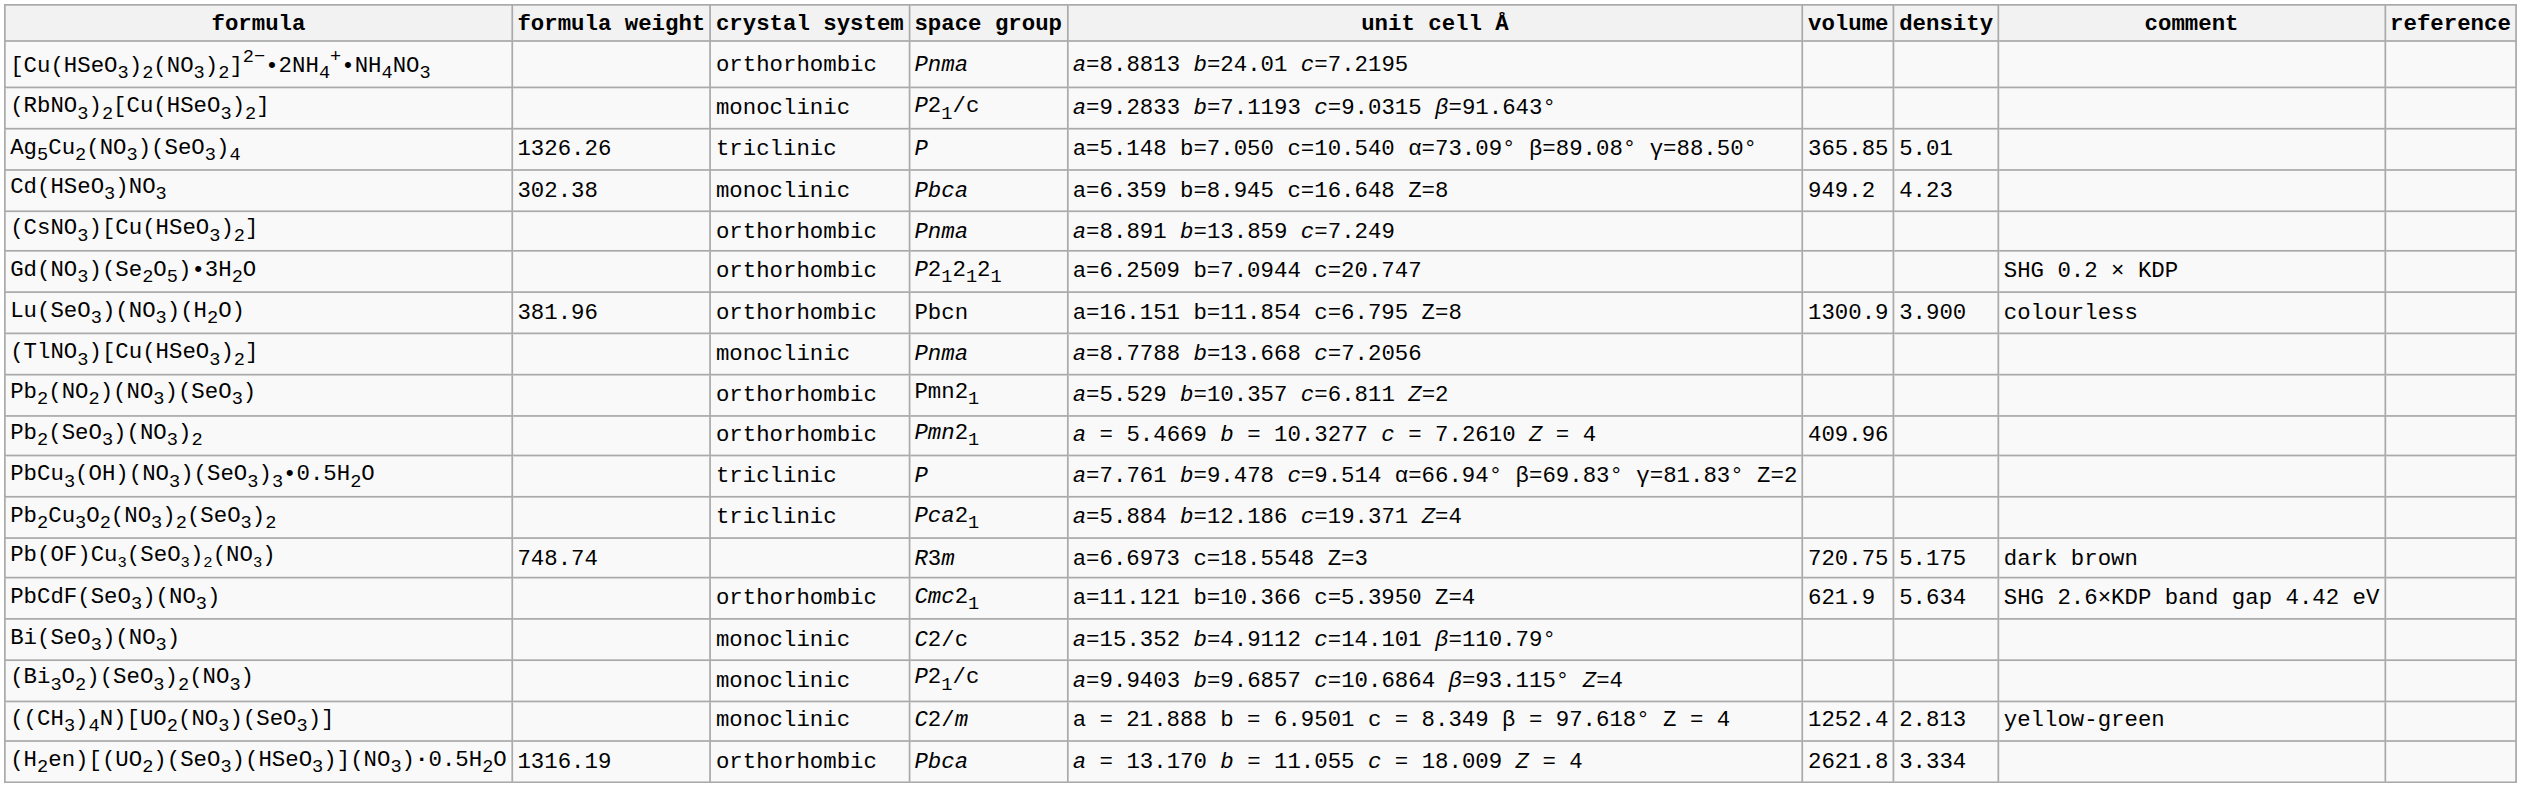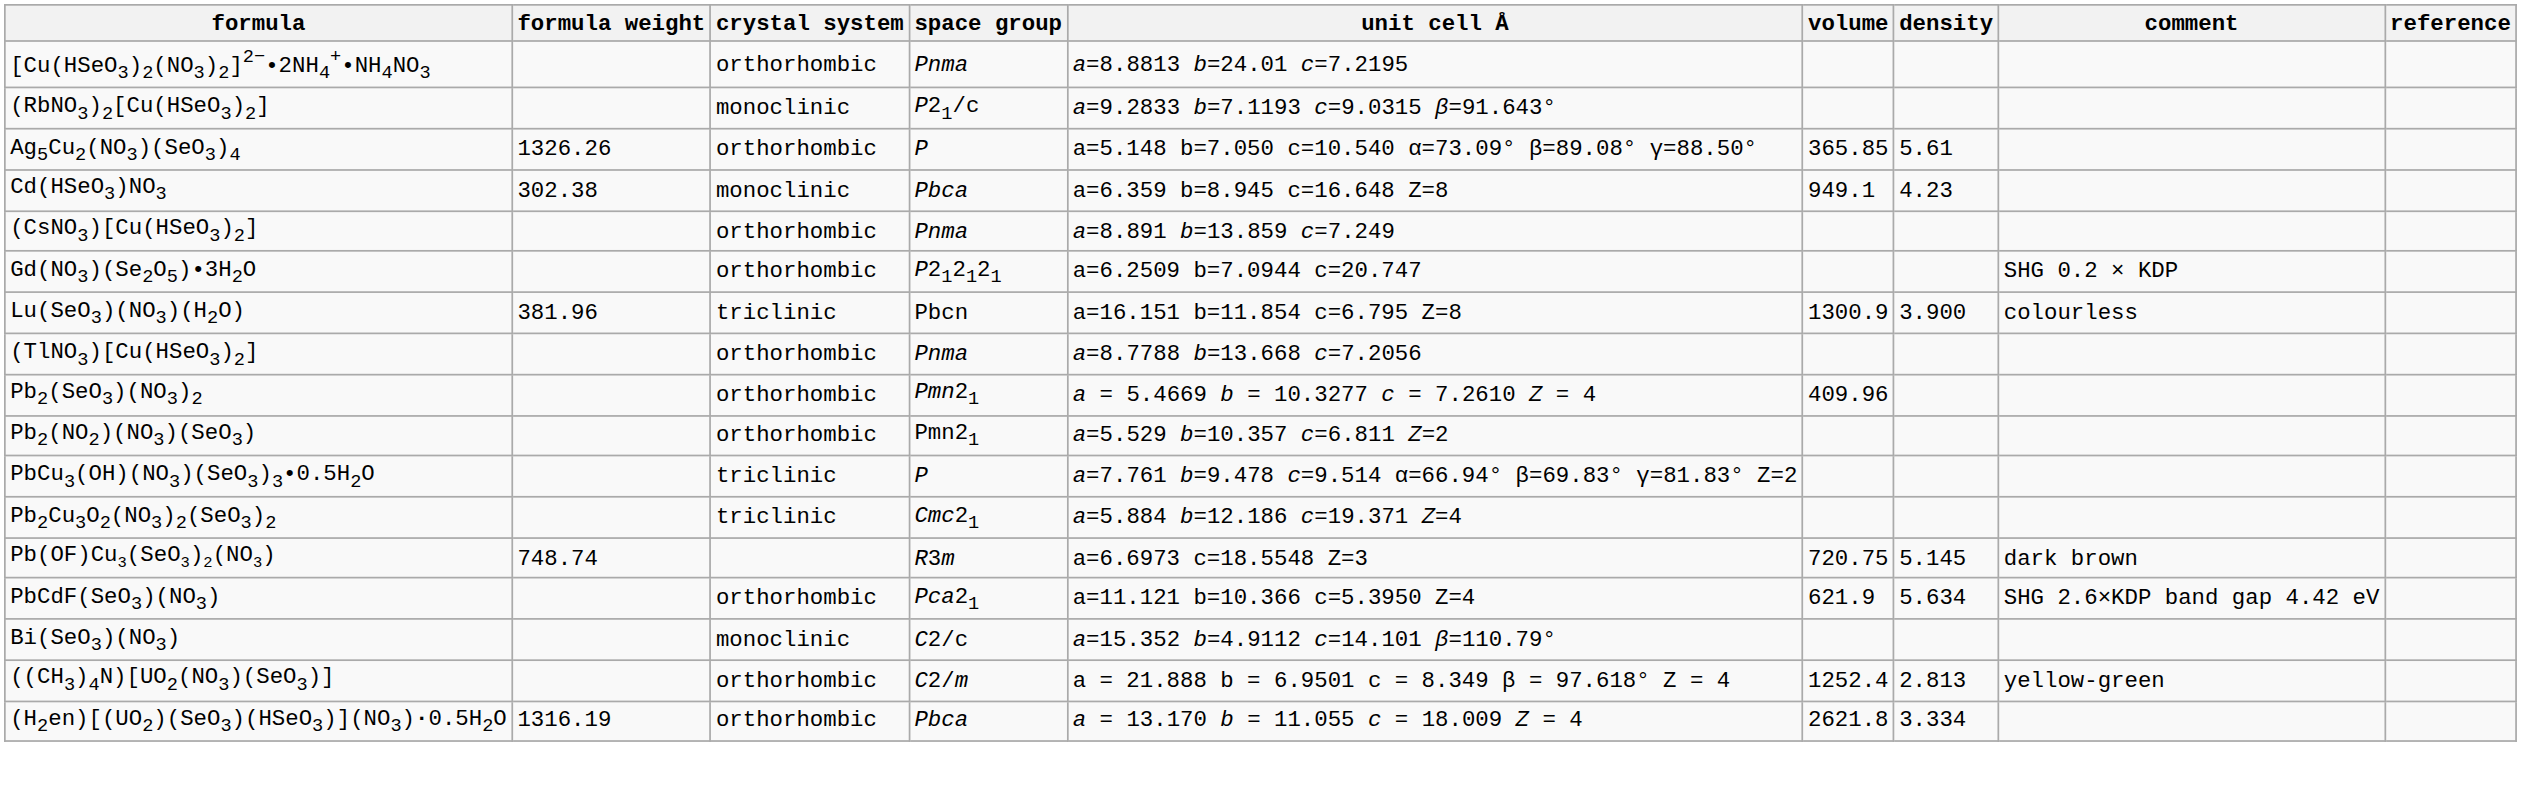(776, 149) triclinic -> (796, 149) orthorhombic
(1926, 149) 5.01 -> (1926, 149) 5.61
(1842, 190) 949.2 -> (1842, 190) 949.1
(796, 313) orthorhombic -> (776, 313) triclinic
(783, 354) monoclinic -> (796, 354) orthorhombic
rows swapped: (106, 436) <-> (133, 395)
(947, 517) Pca21 -> (947, 517) Cmc21
(1933, 558) 5.175 -> (1933, 558) 5.145
(947, 598) Cmc21 -> (947, 598) Pca21
- row: (132, 680)
(783, 721) monoclinic -> (796, 680) orthorhombic
